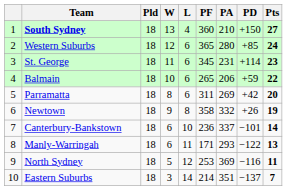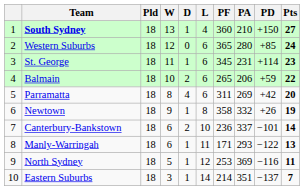+ column: (187, 12)
